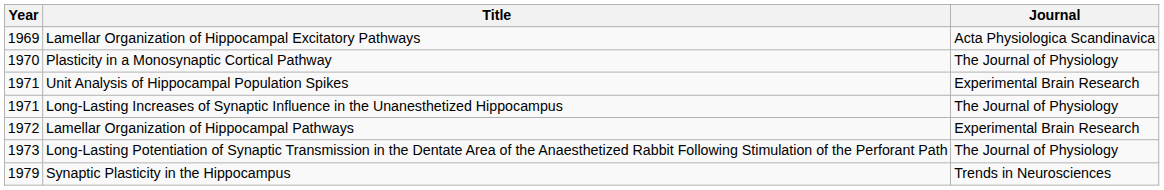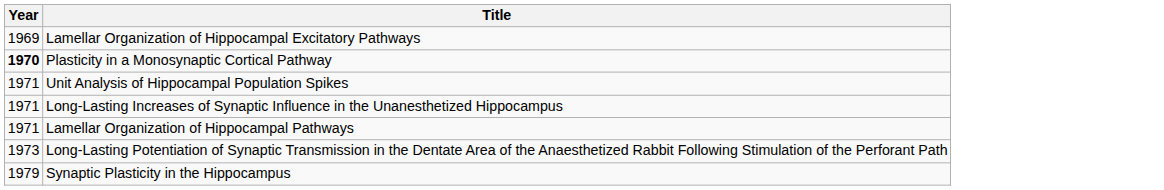- column: (1055, 15)
(24, 60) normal -> (24, 60) bold
(24, 128) 1972 -> (24, 128) 1971
